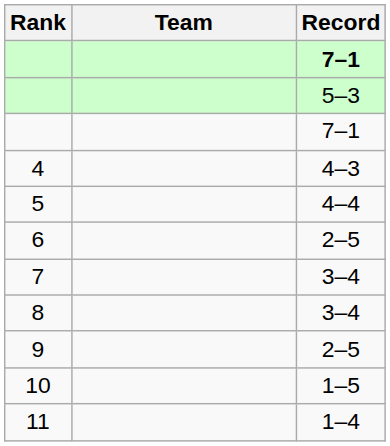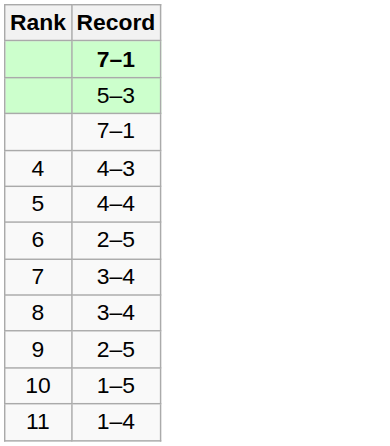- column: (184, 22)
